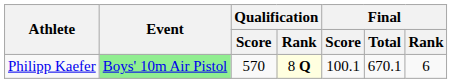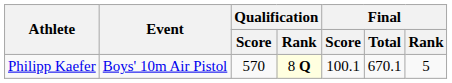(165, 66) lightgreen background -> (165, 66) no background
(426, 66) 6 -> (426, 66) 5
